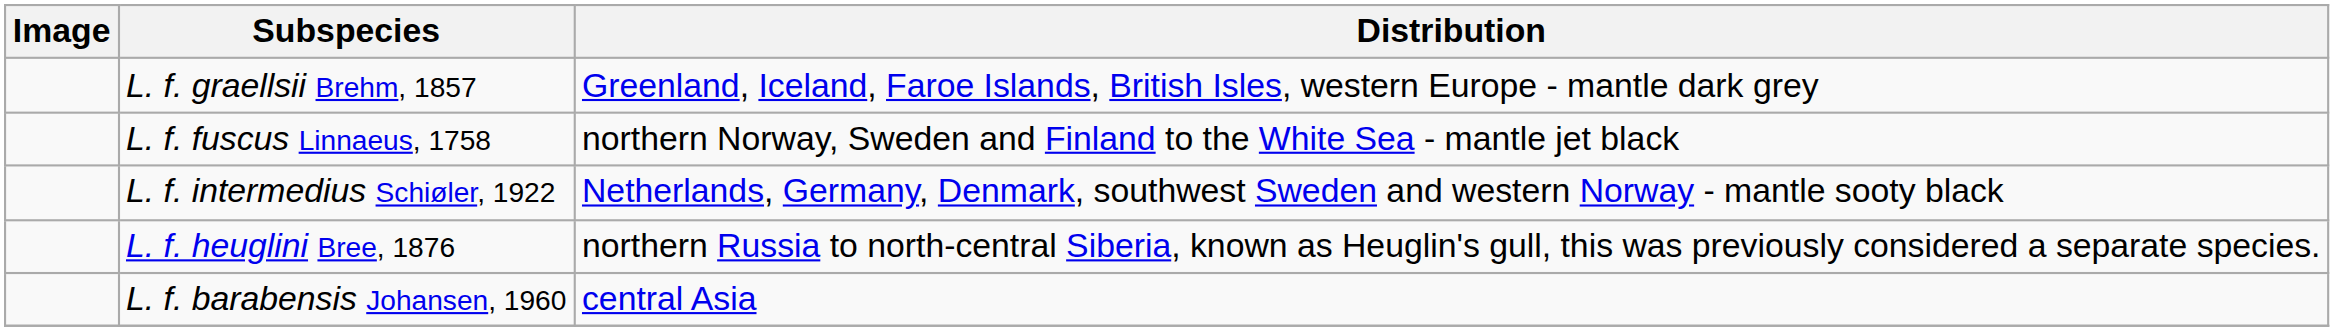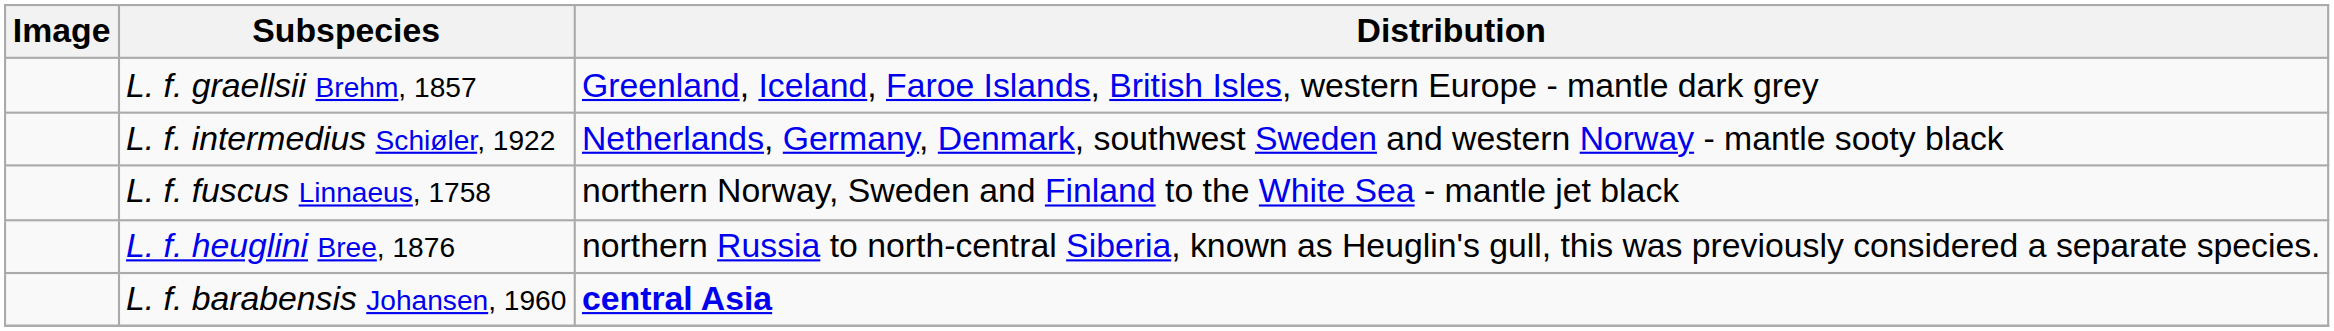rows swapped: (341, 191) <-> (308, 138)
(669, 298) normal -> (677, 298) bold
